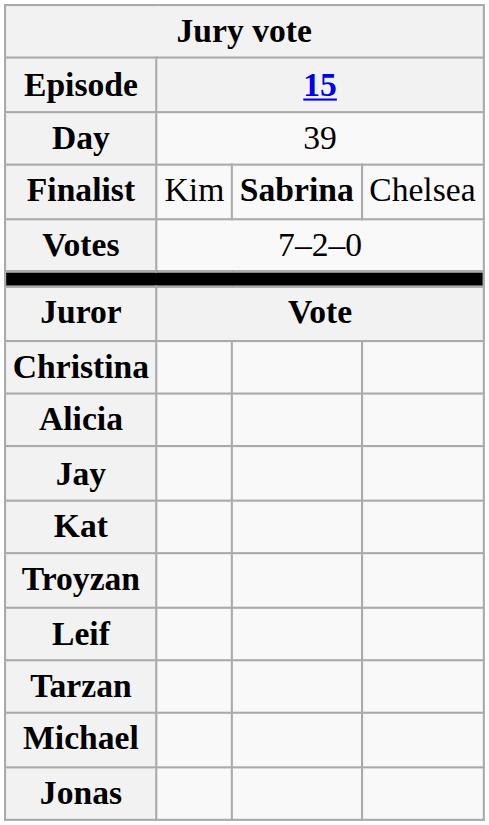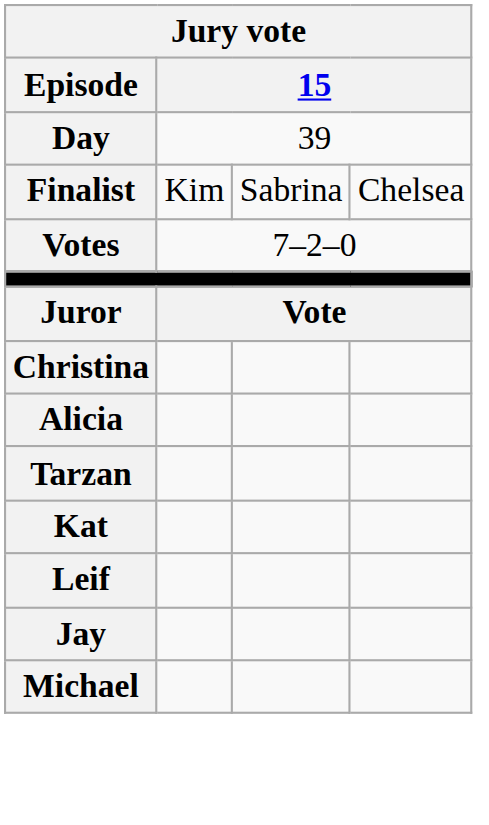(297, 191) bold -> (291, 191) normal
rows swapped: (81, 686) <-> (81, 472)
- row: (81, 579)
- row: (81, 792)
